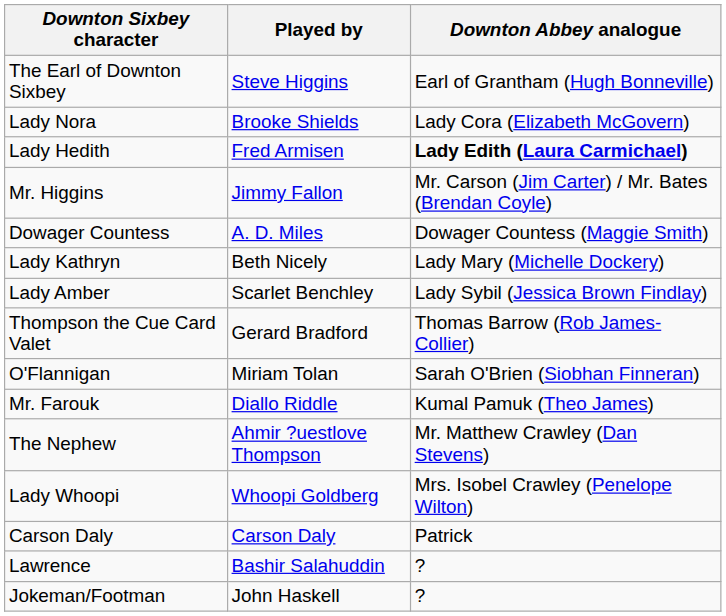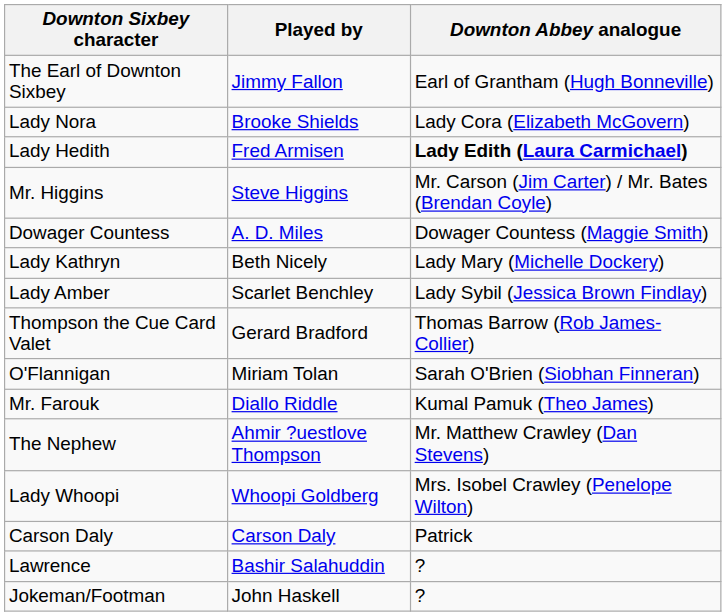(290, 81) Steve Higgins -> (287, 81) Jimmy Fallon
(287, 192) Jimmy Fallon -> (290, 192) Steve Higgins
